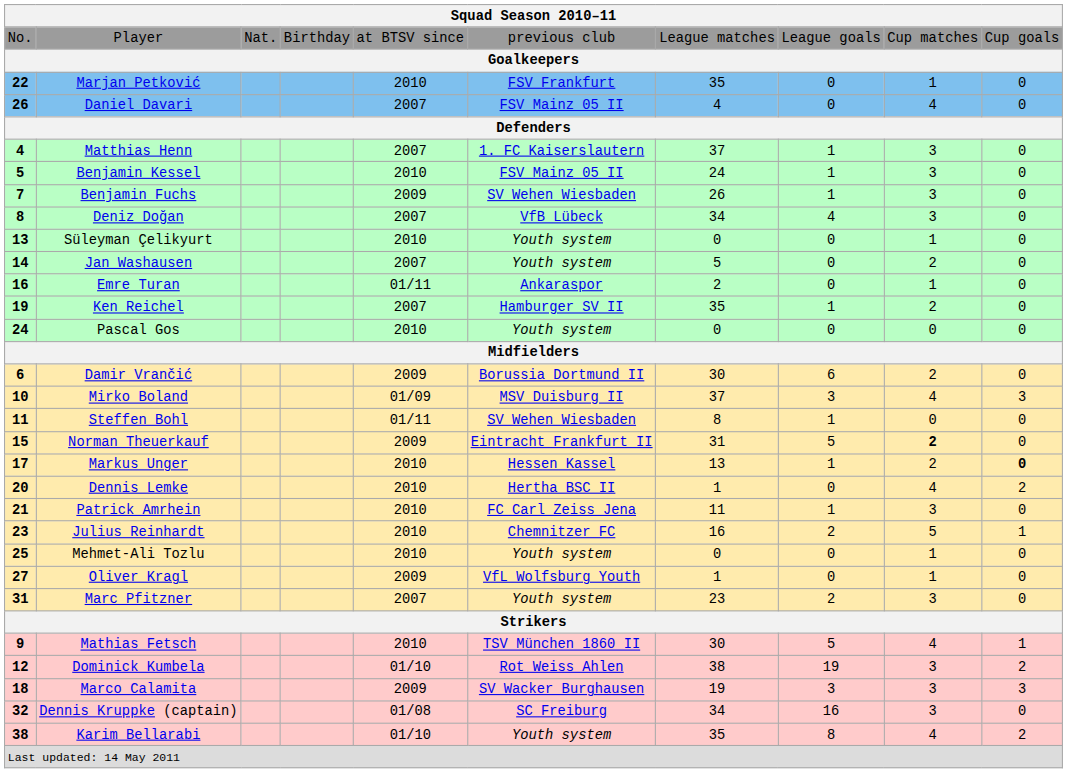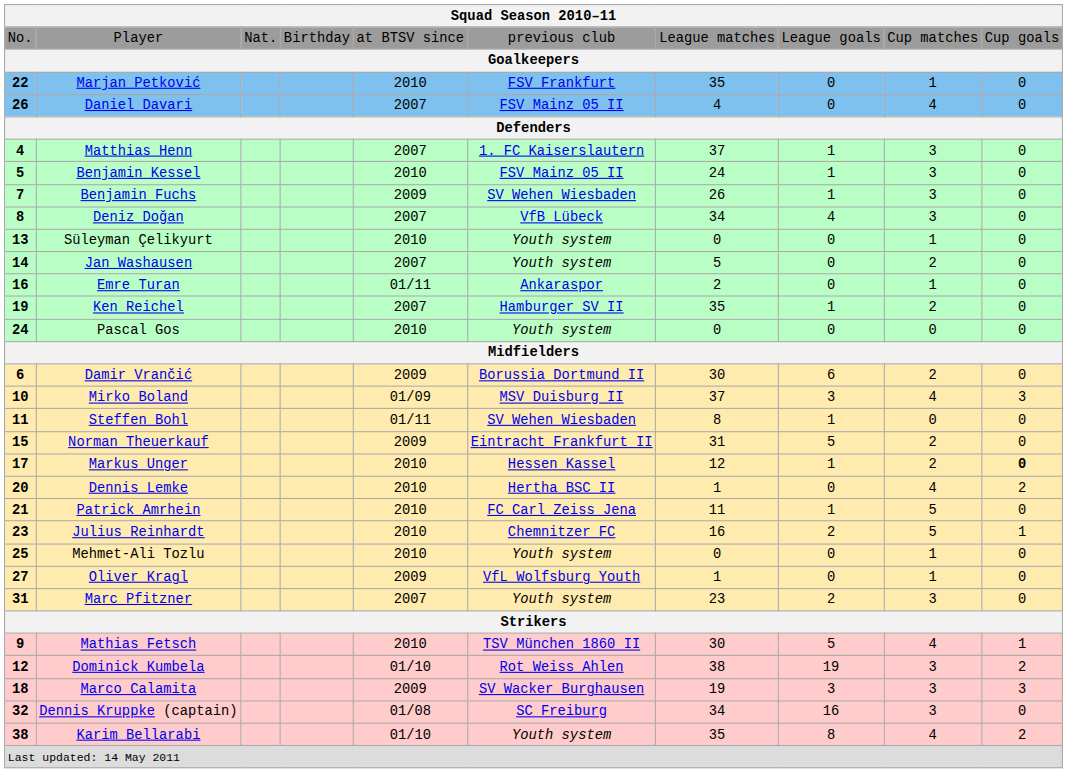(933, 442) bold -> (933, 442) normal
(717, 465) 13 -> (717, 465) 12
(933, 510) 3 -> (933, 510) 5
